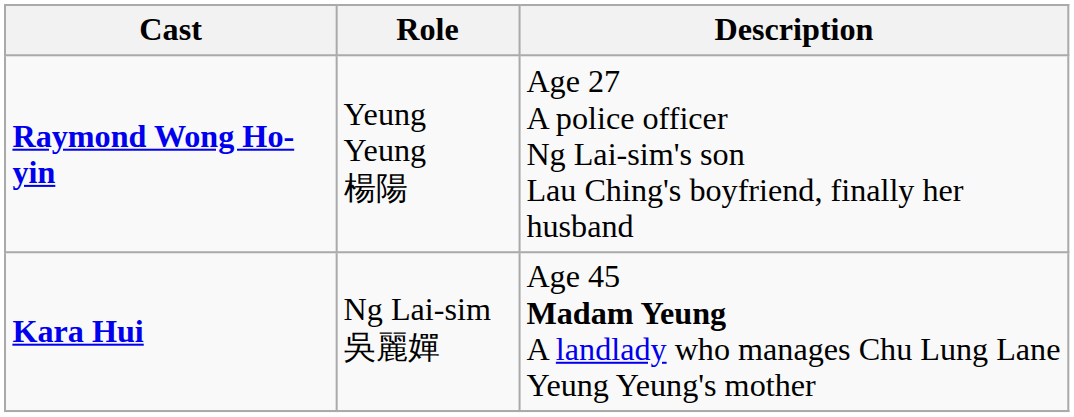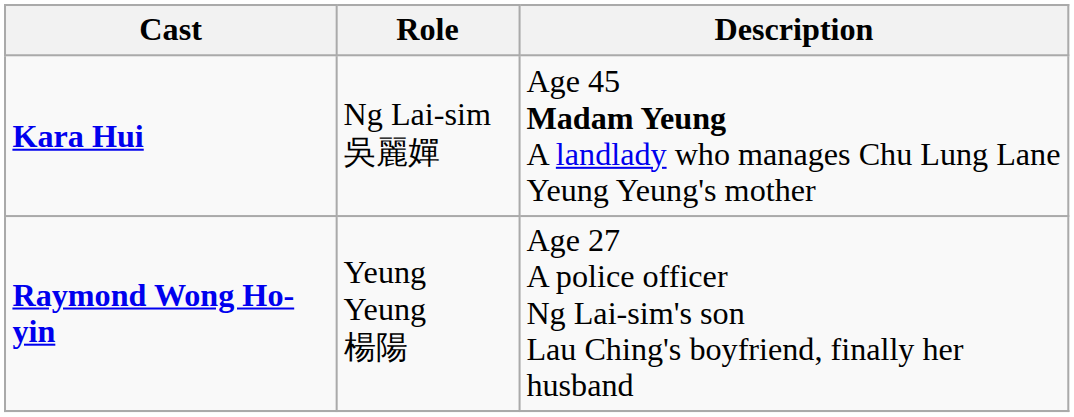rows swapped: (78, 330) <-> (153, 153)
